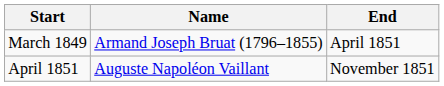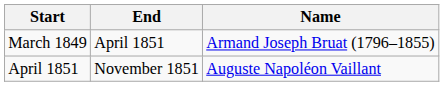columns swapped: (382, 17) <-> (208, 17)
